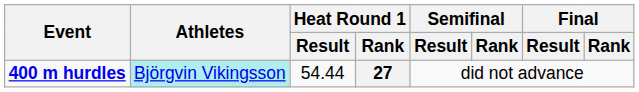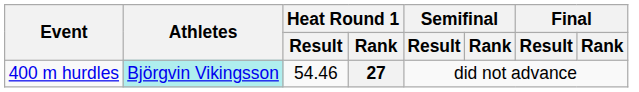(67, 74) bold -> (64, 74) normal
(323, 74) 54.44 -> (316, 74) 54.46
